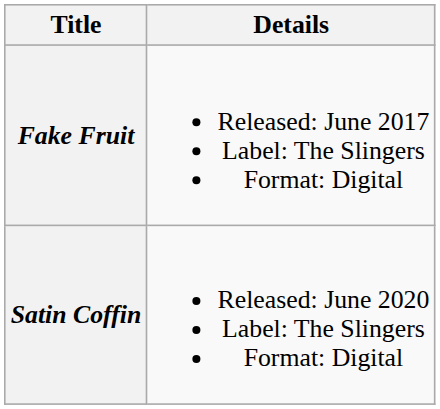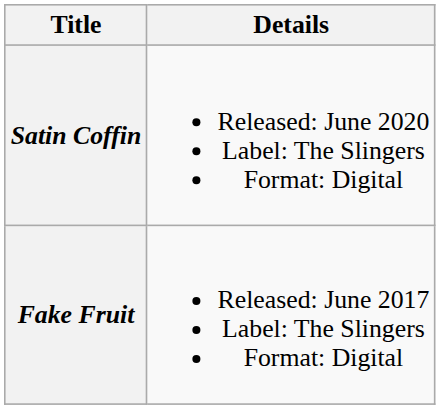rows swapped: (76, 135) <-> (76, 314)
